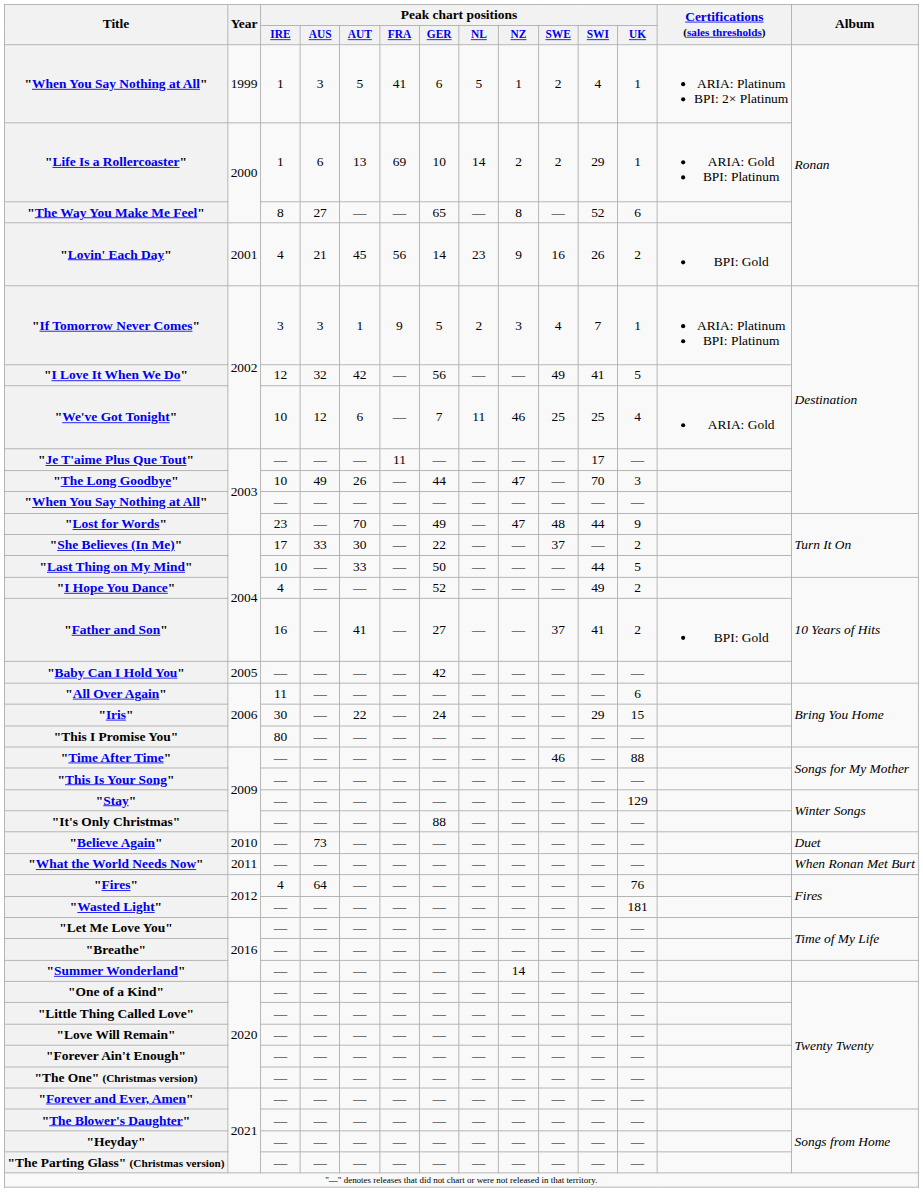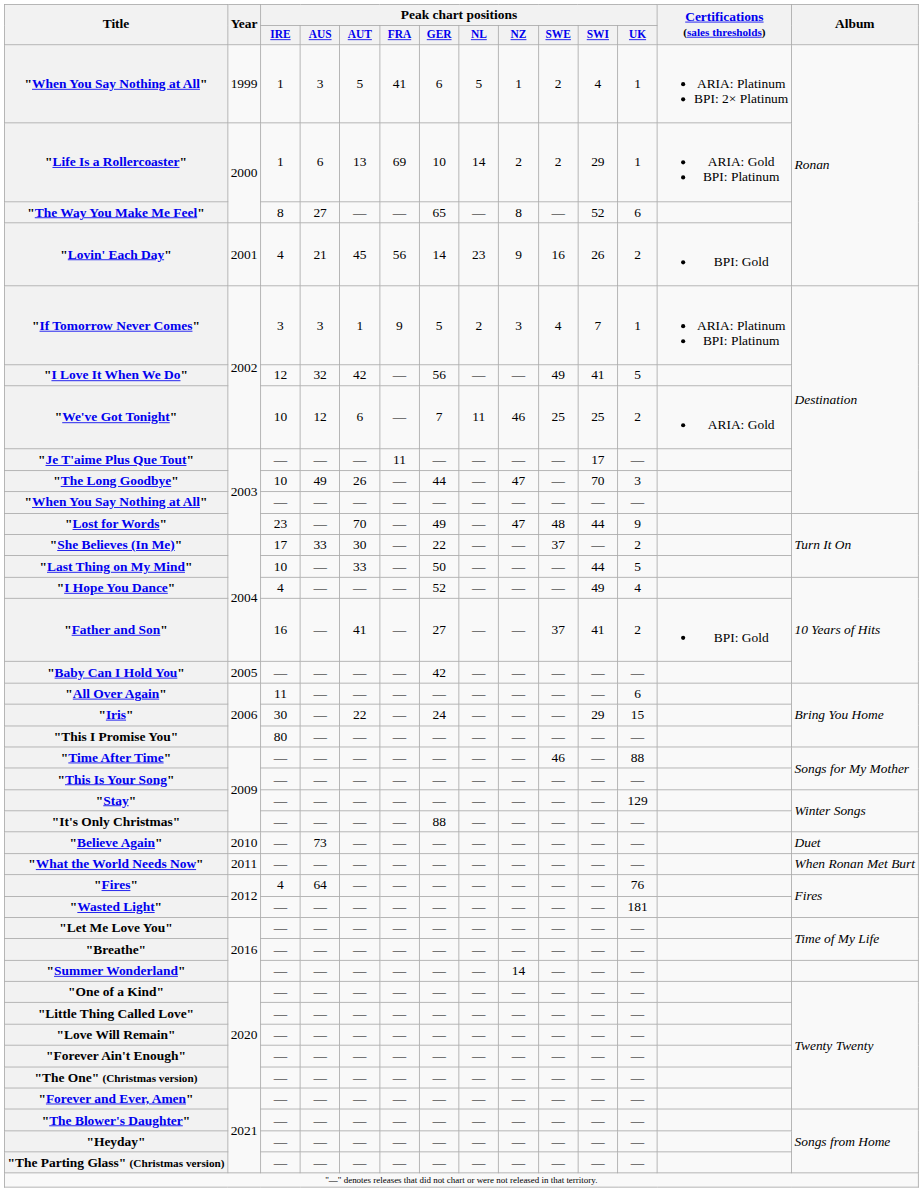(638, 417) 4 -> (638, 417) 2
(638, 587) 2 -> (638, 587) 4
